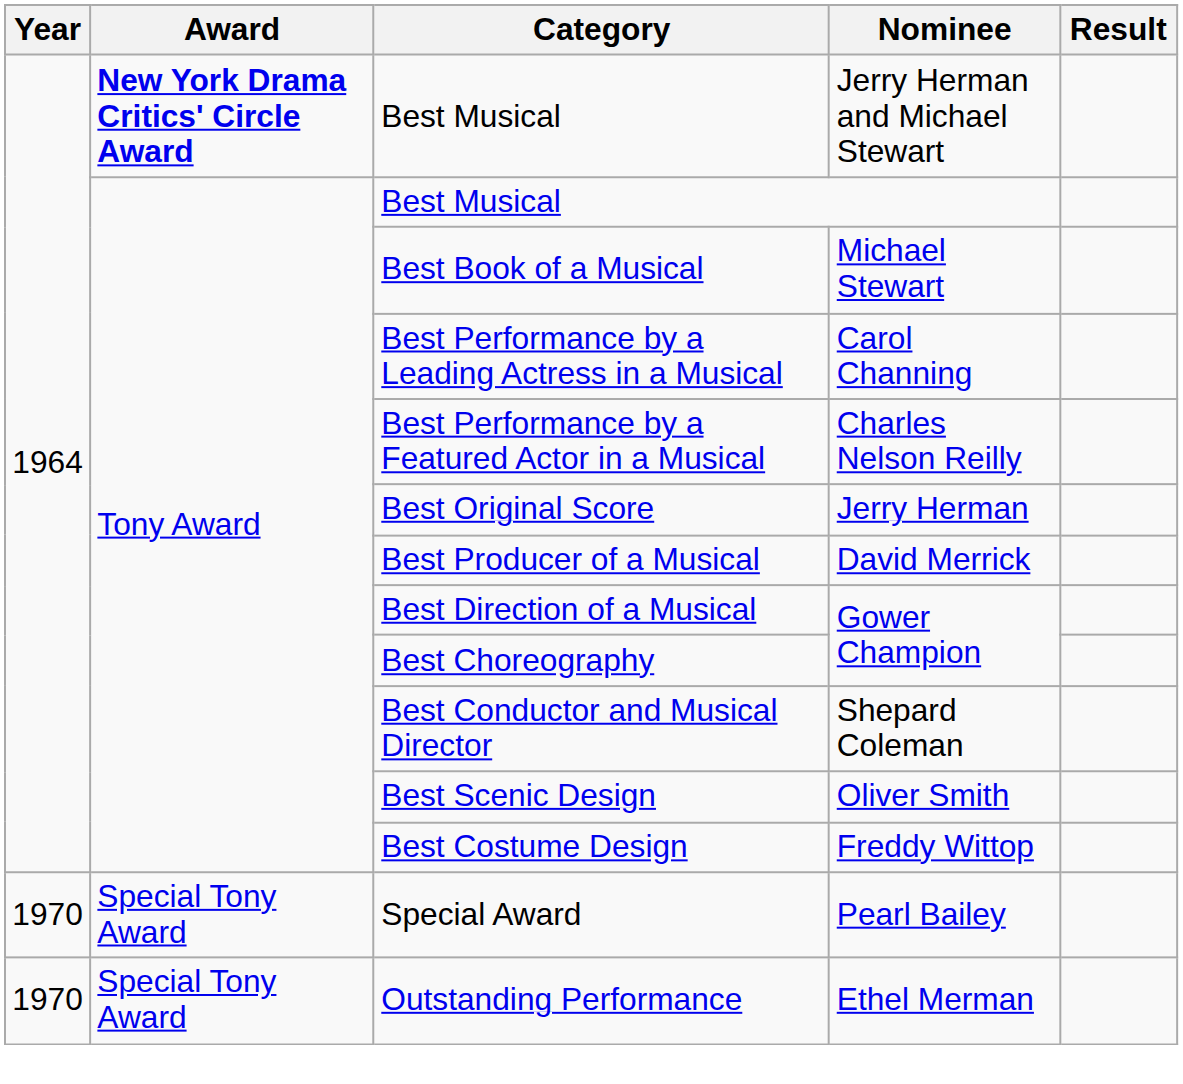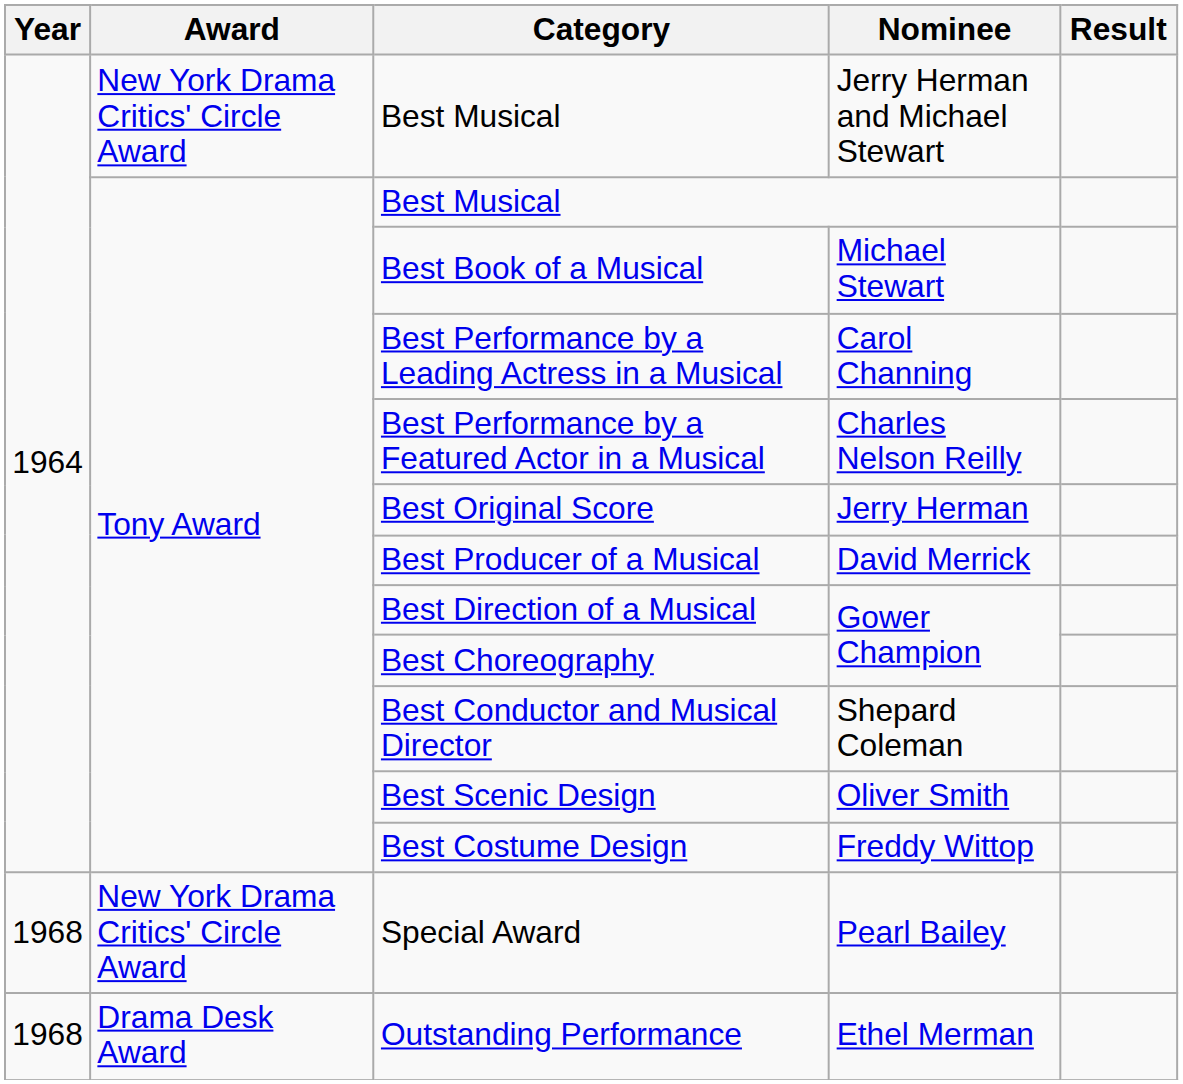(222, 115) bold -> (216, 115) normal
(48, 914) 1970 -> (48, 932) 1968
(187, 914) Special Tony Award -> (216, 932) New York Drama Critics' Circle Award
(48, 1000) 1970 -> (48, 1035) 1968
(187, 1000) Special Tony Award -> (185, 1035) Drama Desk Award
